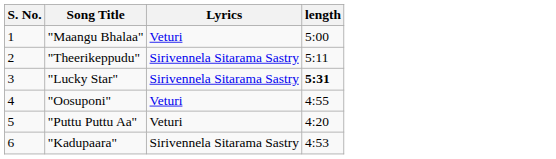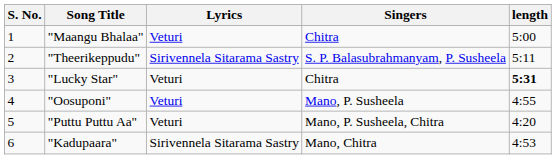+ column: (405, 15)
(224, 79) Sirivennela Sitarama Sastry -> (166, 79) Veturi
